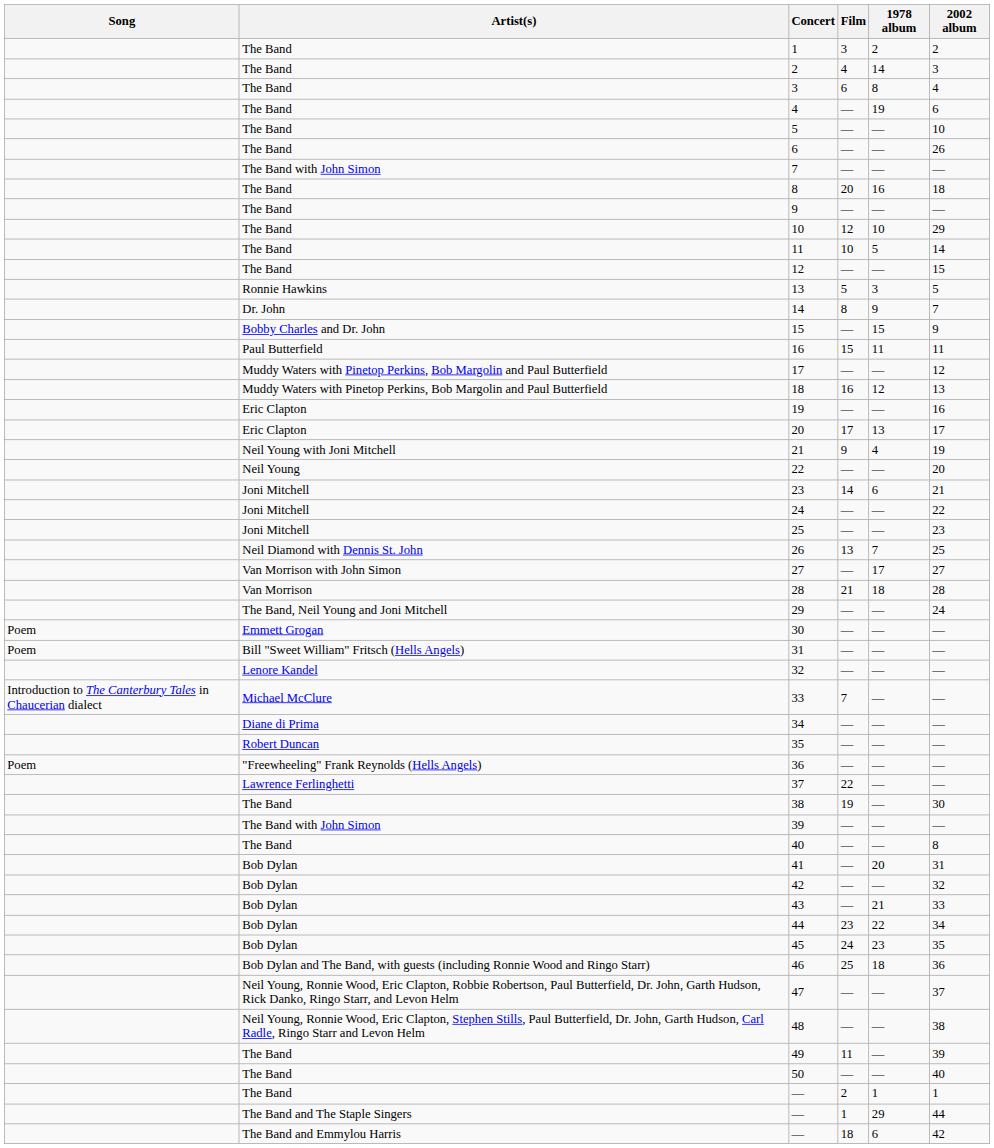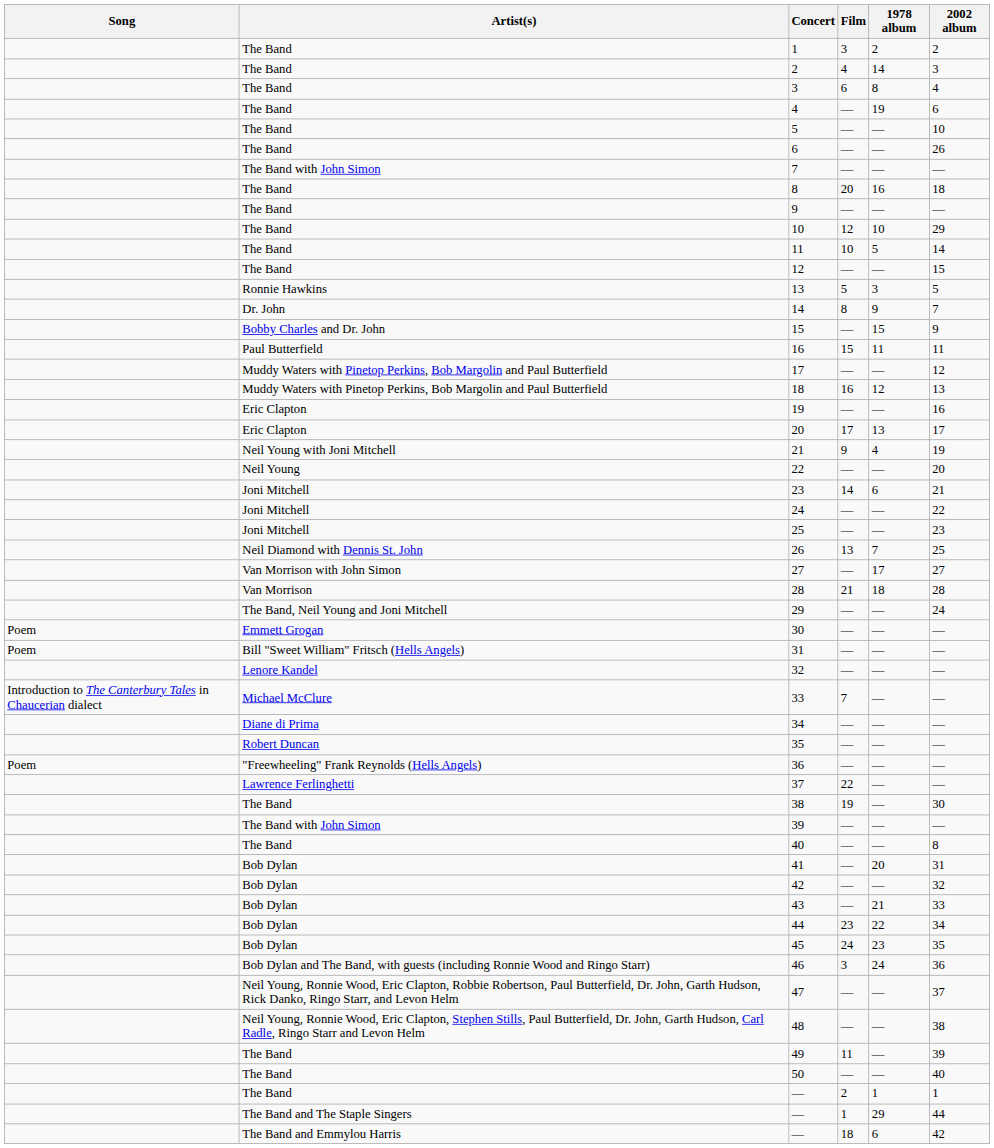(847, 965) 25 -> (844, 965) 3
(878, 965) 18 -> (878, 965) 24
